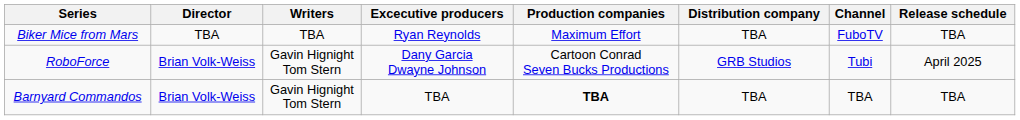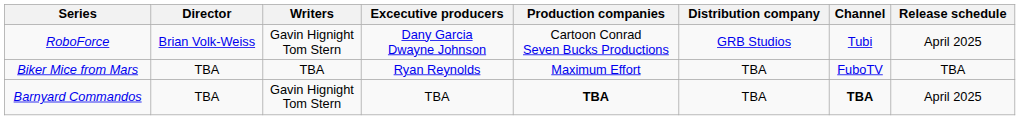rows swapped: (78, 62) <-> (78, 34)
(207, 97) Brian Volk-Weiss -> (207, 97) TBA
(860, 97) normal -> (860, 97) bold
(953, 97) TBA -> (953, 97) April 2025
